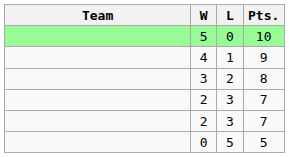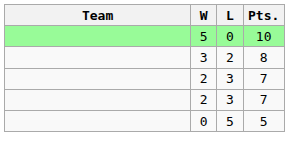- row: (204, 57)
